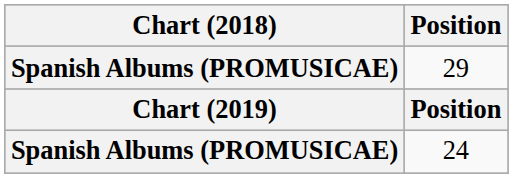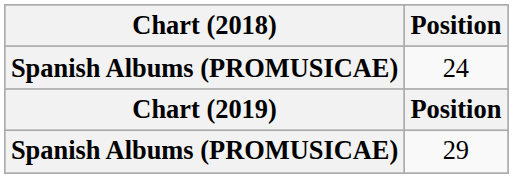rows swapped: (456, 151) <-> (456, 67)
